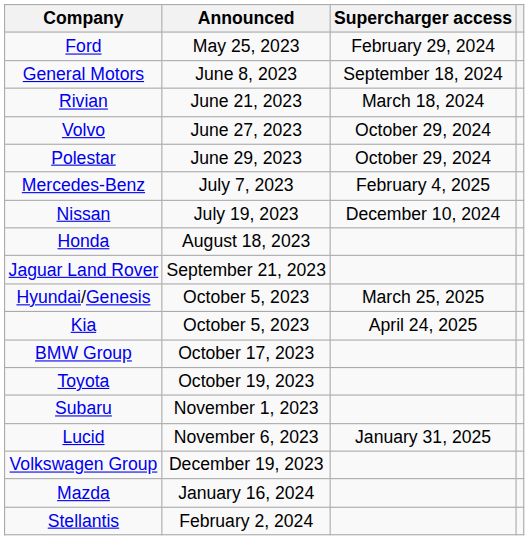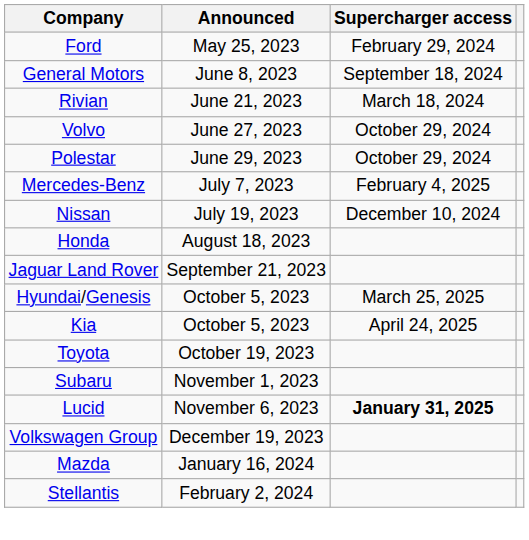- row: (83, 353)
(423, 437) normal -> (423, 409) bold
